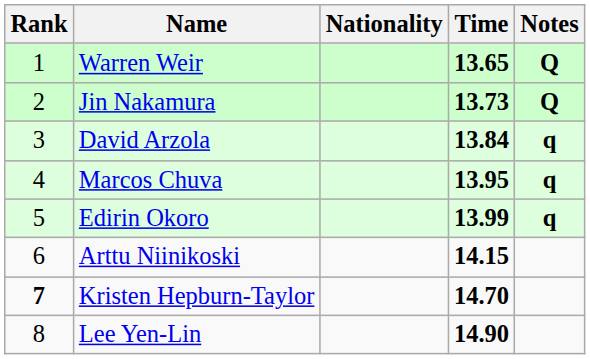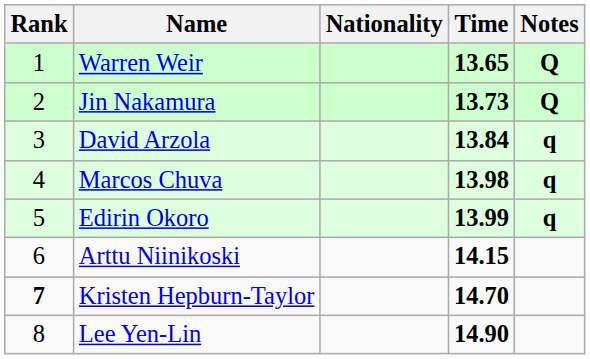(481, 179) 13.95 -> (481, 179) 13.98
